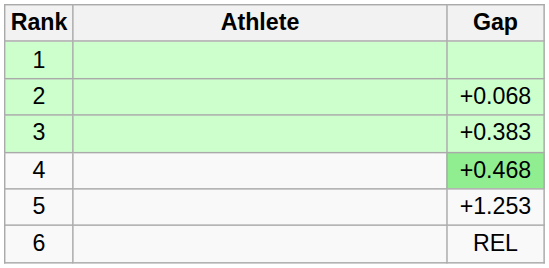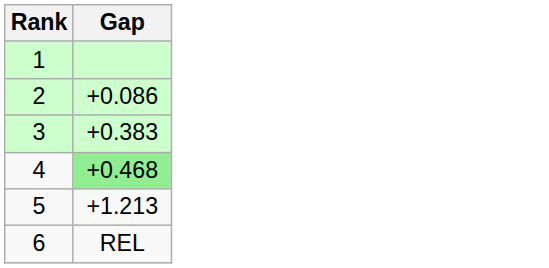- column: (260, 22)
(495, 96) +0.068 -> (122, 96) +0.086
(495, 206) +1.253 -> (122, 206) +1.213
